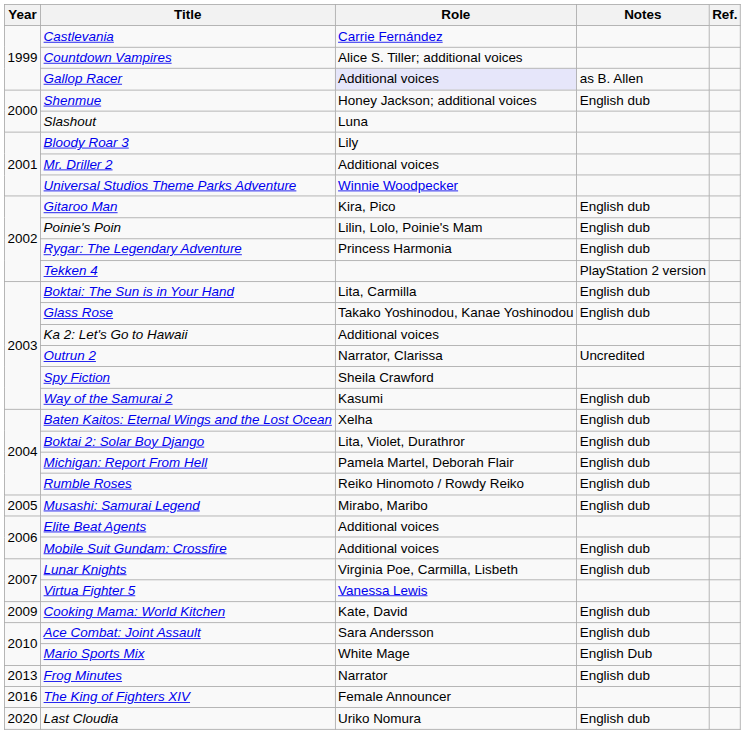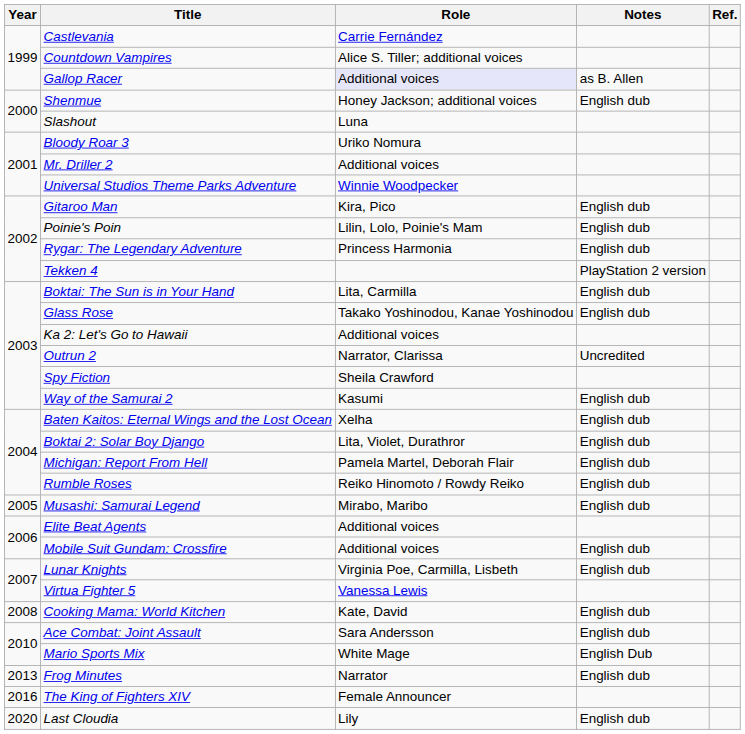(348, 143) Lily -> (380, 143) Uriko Nomura
(22, 611) 2009 -> (22, 611) 2008
(380, 718) Uriko Nomura -> (348, 718) Lily
